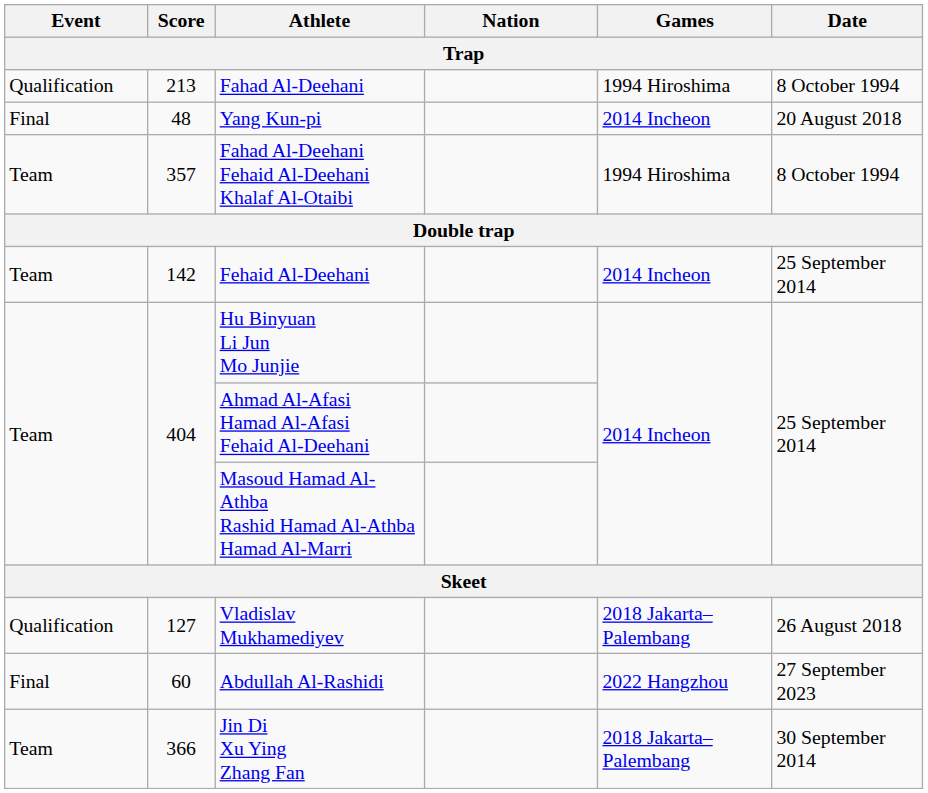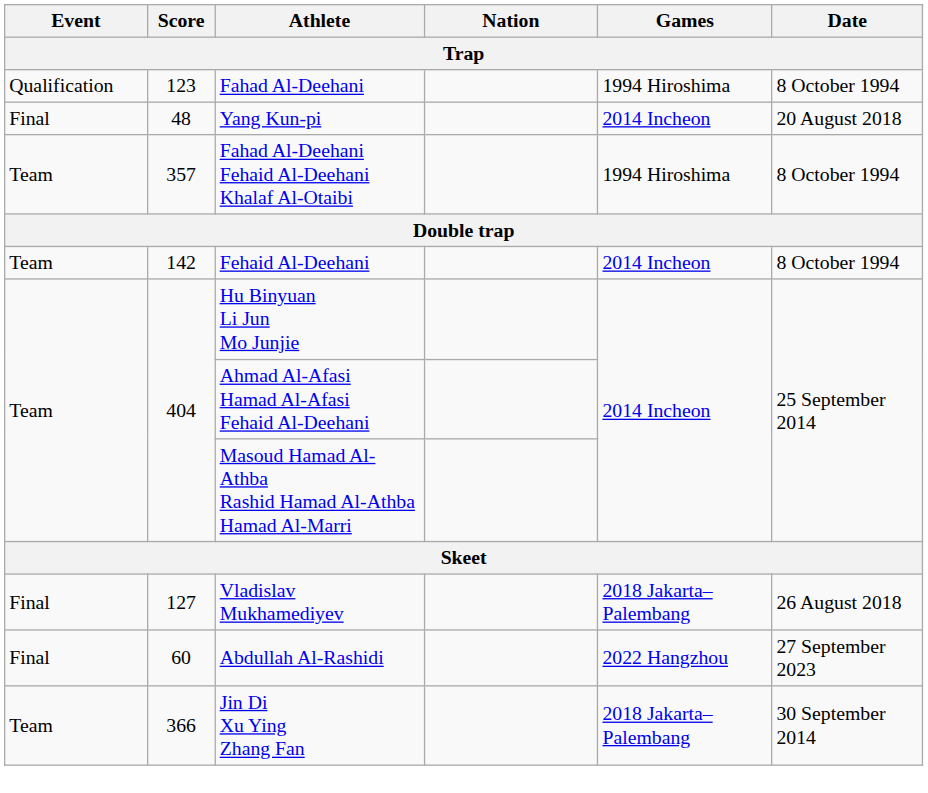(181, 86) 213 -> (181, 86) 123
(831, 274) 25 September 2014 -> (838, 263) 8 October 1994
(61, 625) Qualification -> (30, 601) Final
